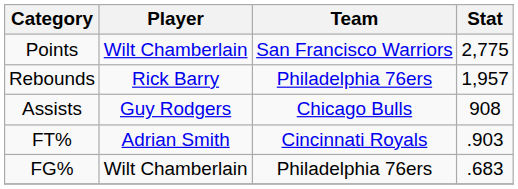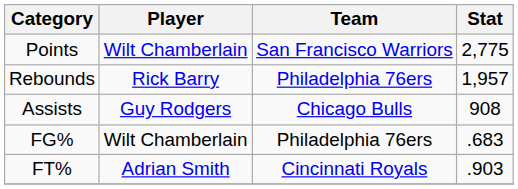rows swapped: (52, 169) <-> (52, 139)
